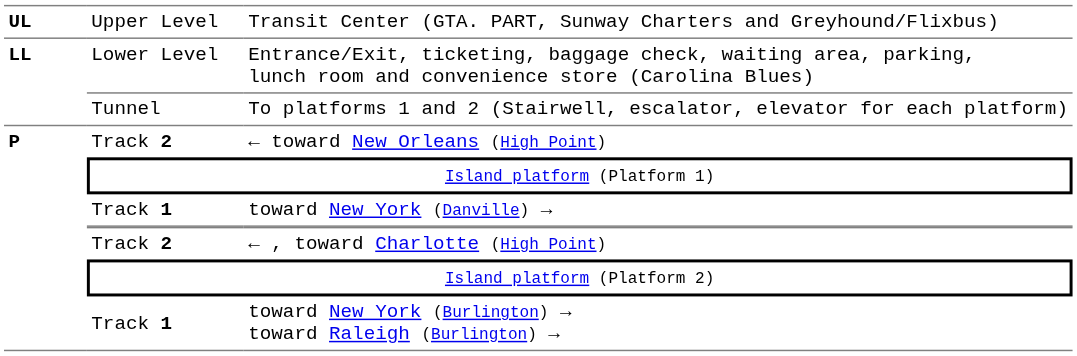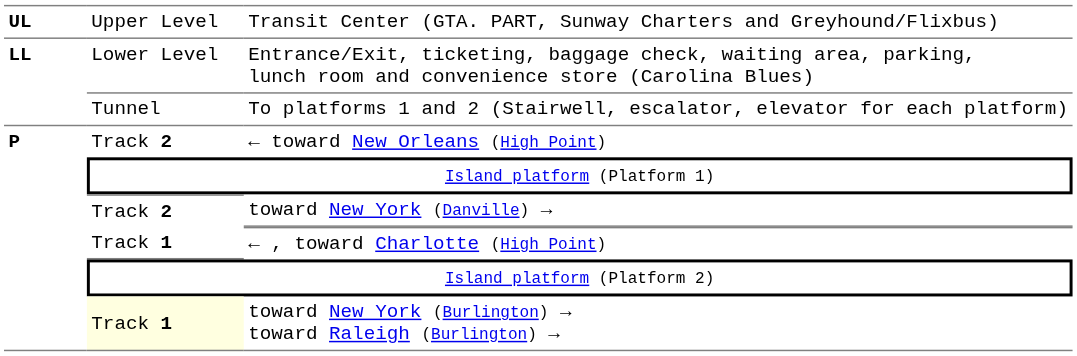(132, 210) Track 1 -> (132, 211) Track 2
(132, 244) Track 2 -> (132, 242) Track 1
(132, 323) no background -> (132, 323) lightyellow background
